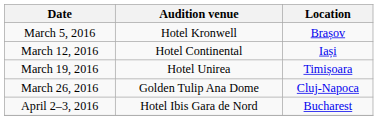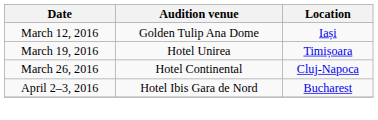- row: (60, 32)
(199, 51) Hotel Continental -> (199, 32) Golden Tulip Ana Dome
(199, 88) Golden Tulip Ana Dome -> (199, 69) Hotel Continental
